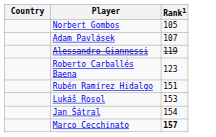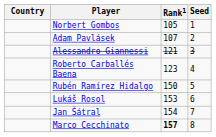+ column: (200, 12)
(170, 52) 119 -> (170, 52) 121
(170, 87) 151 -> (170, 87) 150
